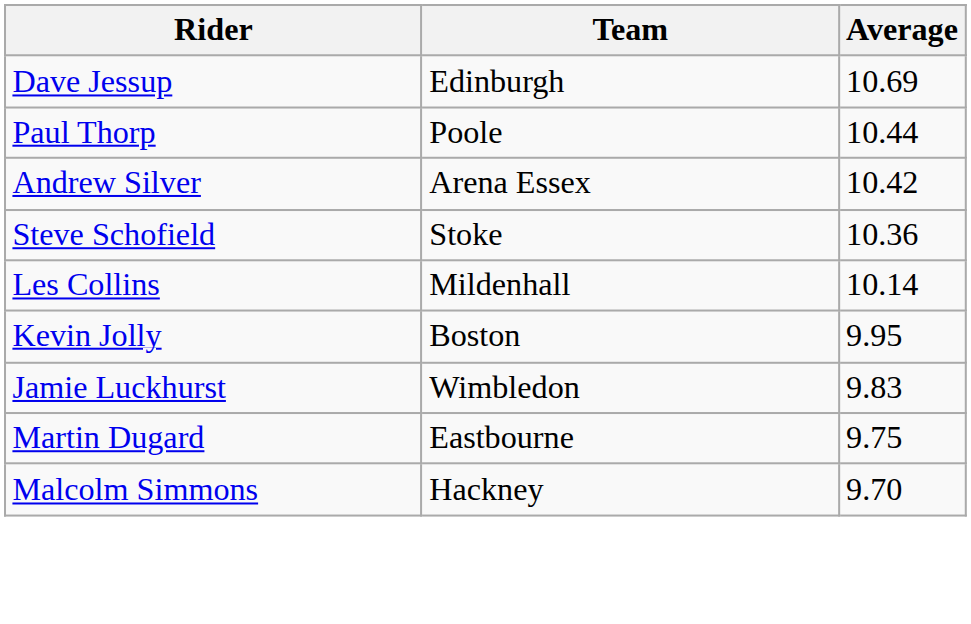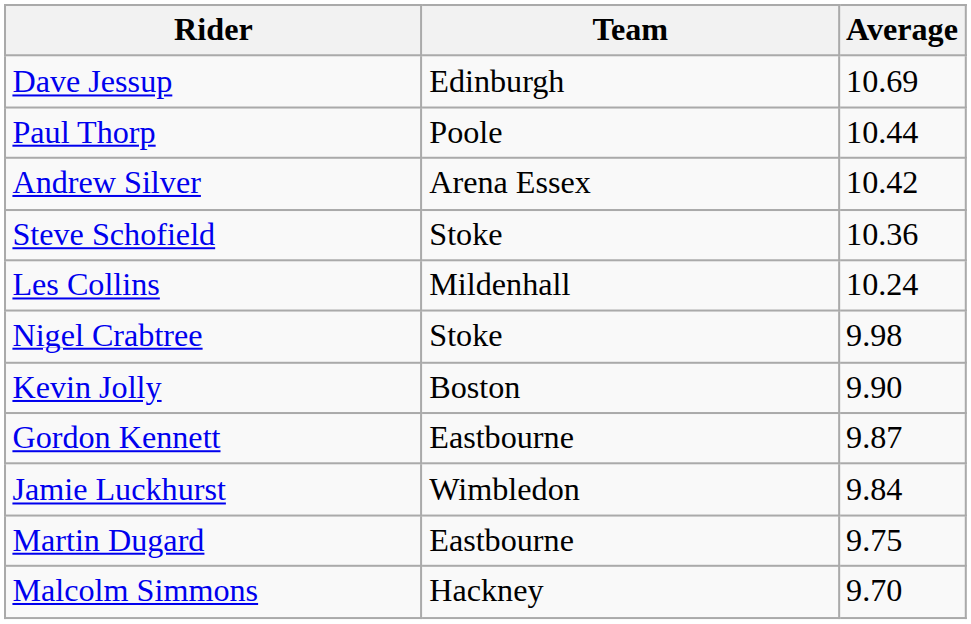(882, 285) 10.14 -> (882, 285) 10.24
+ row: (108, 336)
(874, 336) 9.95 -> (874, 387) 9.90
+ row: (116, 438)
(874, 387) 9.83 -> (874, 489) 9.84
